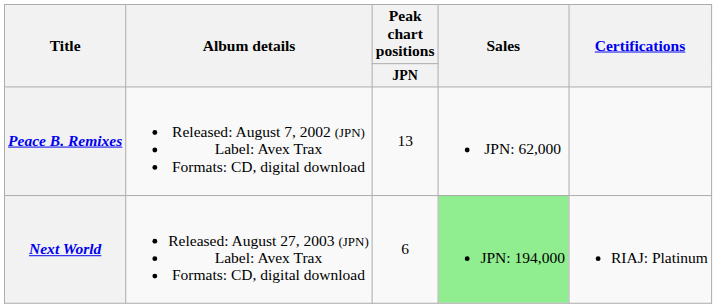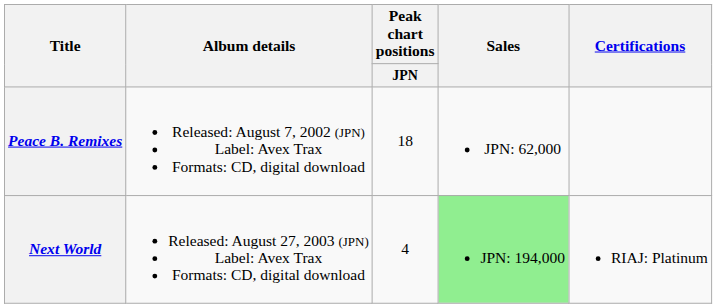(405, 141) 13 -> (405, 141) 18
(405, 249) 6 -> (405, 249) 4
